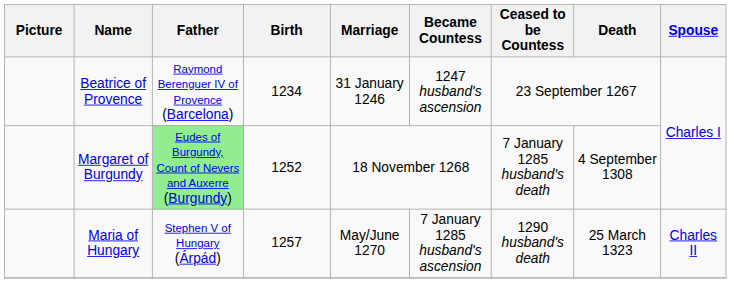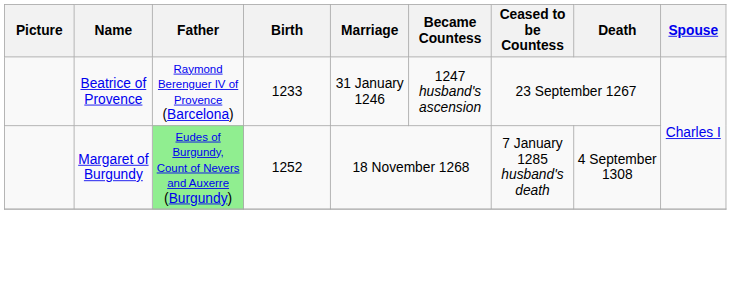(287, 91) 1234 -> (287, 91) 1233
- row: (113, 243)
